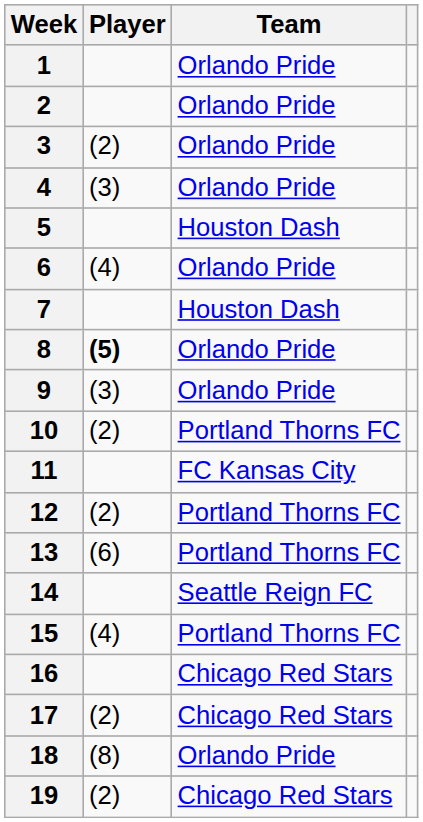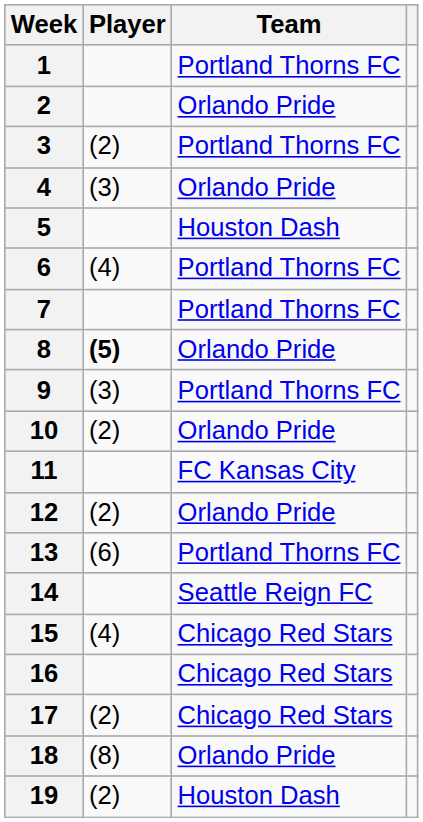(257, 65) Orlando Pride -> (289, 65) Portland Thorns FC
(257, 146) Orlando Pride -> (289, 146) Portland Thorns FC
(257, 268) Orlando Pride -> (289, 268) Portland Thorns FC
(259, 308) Houston Dash -> (289, 308) Portland Thorns FC
(257, 390) Orlando Pride -> (289, 390) Portland Thorns FC
(289, 430) Portland Thorns FC -> (257, 430) Orlando Pride
(289, 512) Portland Thorns FC -> (257, 512) Orlando Pride
(289, 633) Portland Thorns FC -> (285, 633) Chicago Red Stars
(285, 796) Chicago Red Stars -> (259, 796) Houston Dash
